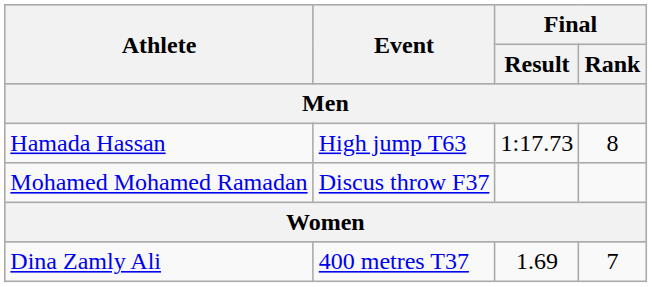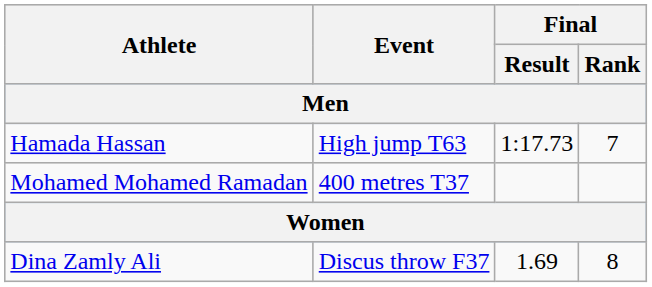(612, 143) 8 -> (612, 143) 7
(404, 182) Discus throw F37 -> (394, 182) 400 metres T37
(394, 262) 400 metres T37 -> (404, 262) Discus throw F37
(612, 262) 7 -> (612, 262) 8
